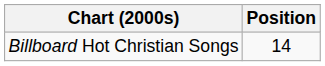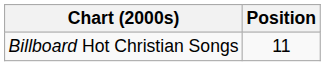(281, 46) 14 -> (281, 46) 11
